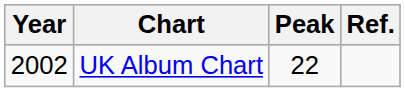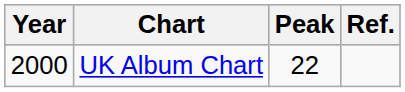(39, 65) 2002 -> (39, 65) 2000
